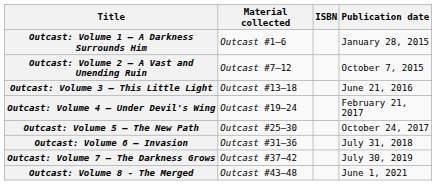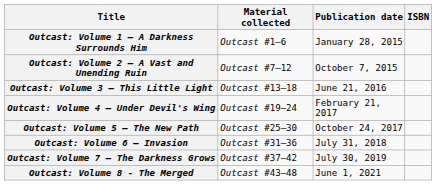columns swapped: (385, 17) <-> (326, 17)
